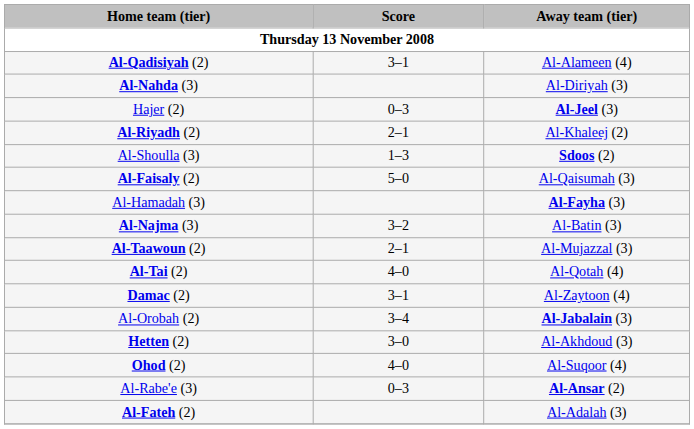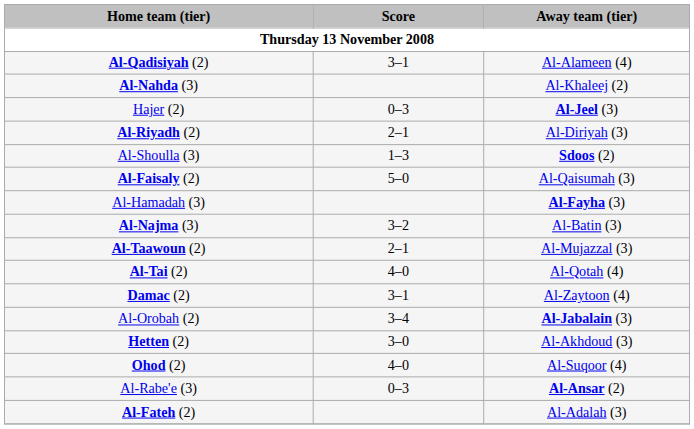(587, 86) Al-Diriyah (3) -> (587, 86) Al-Khaleej (2)
(587, 132) Al-Khaleej (2) -> (587, 132) Al-Diriyah (3)
